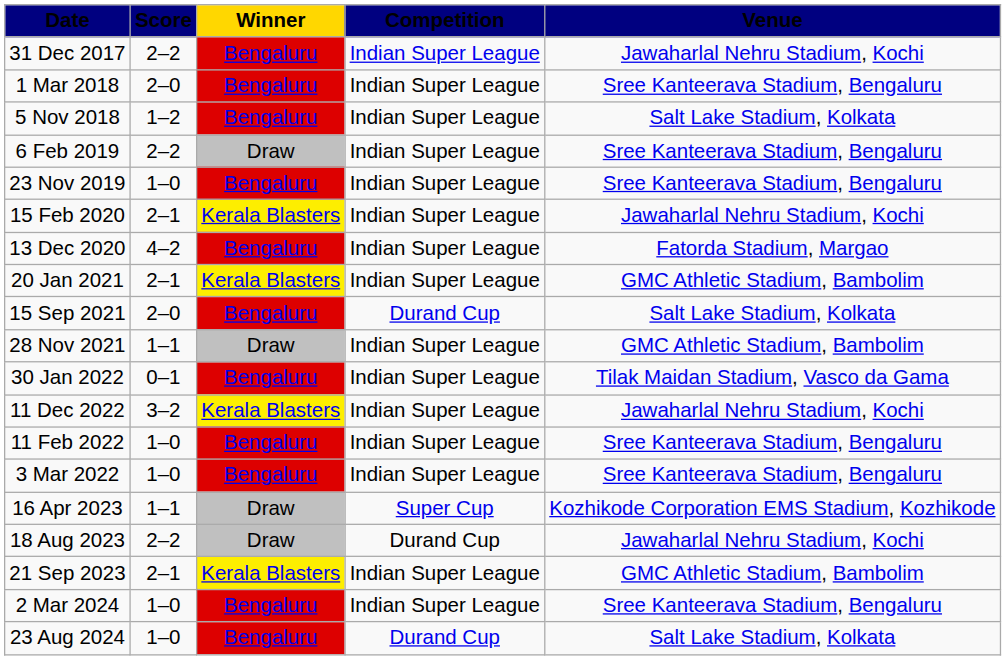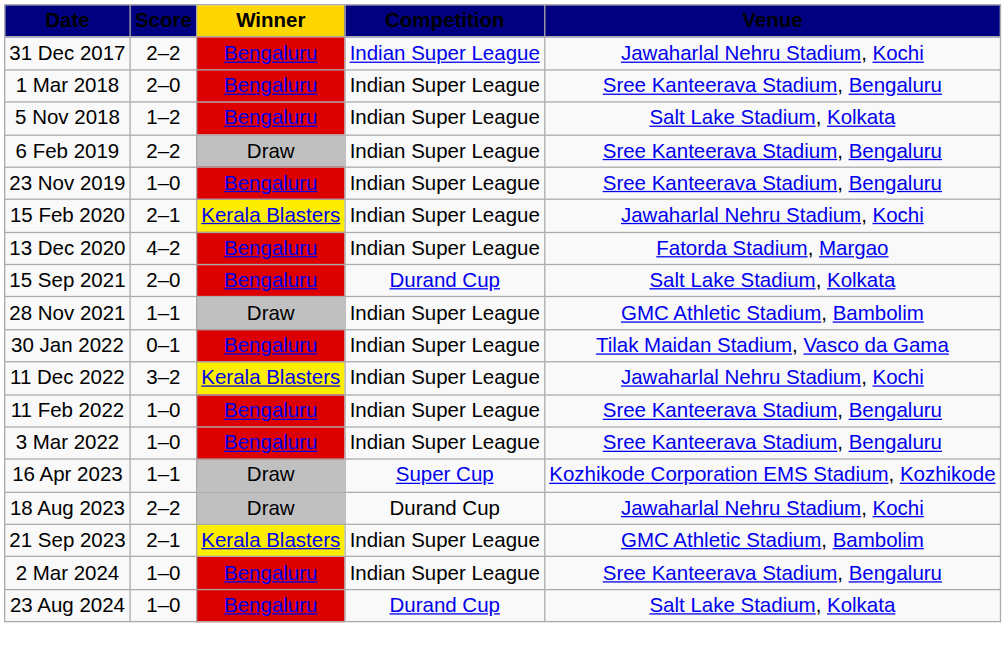- row: (67, 280)
